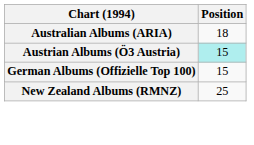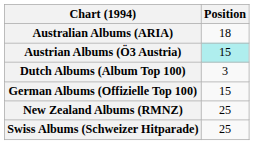+ row: (103, 71)
+ row: (103, 129)
